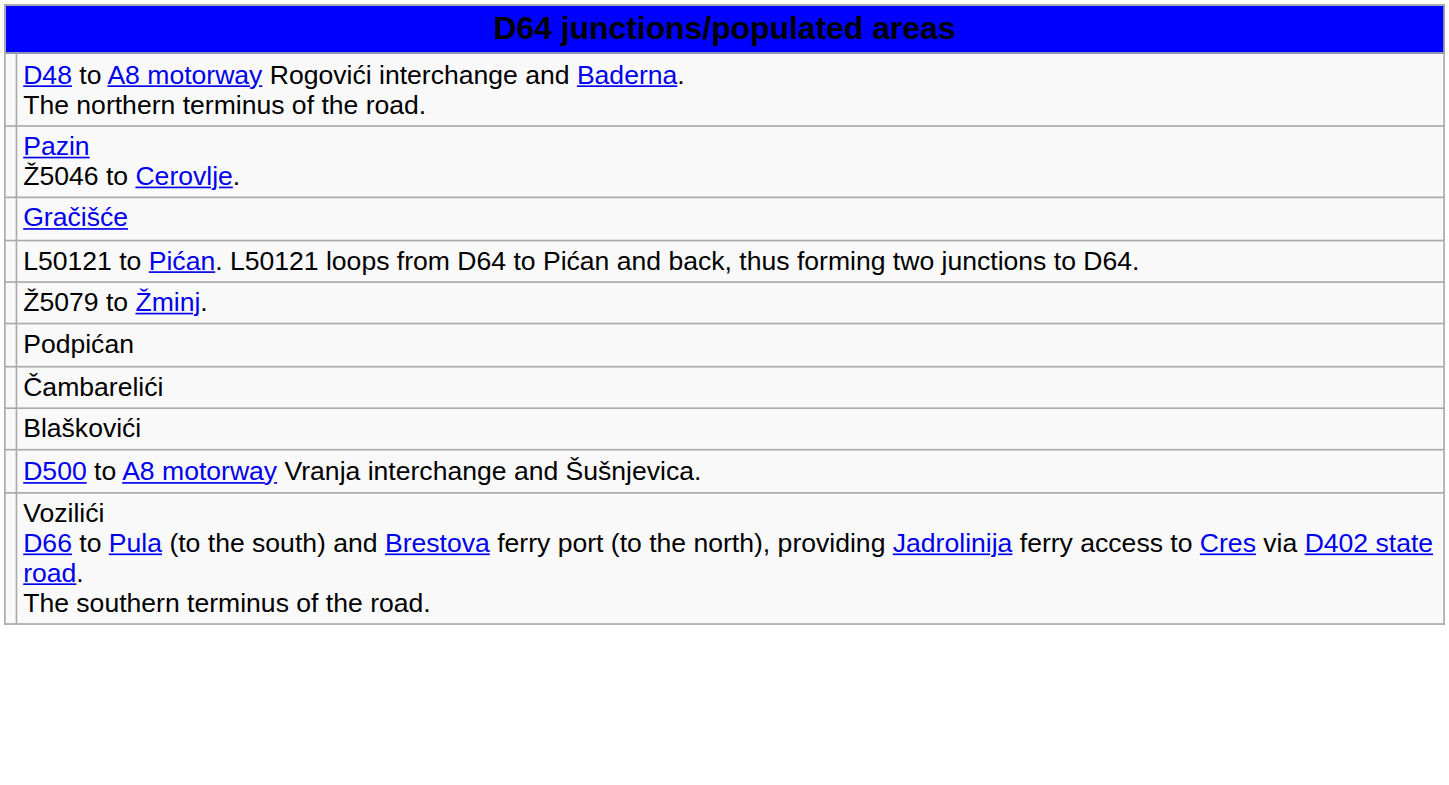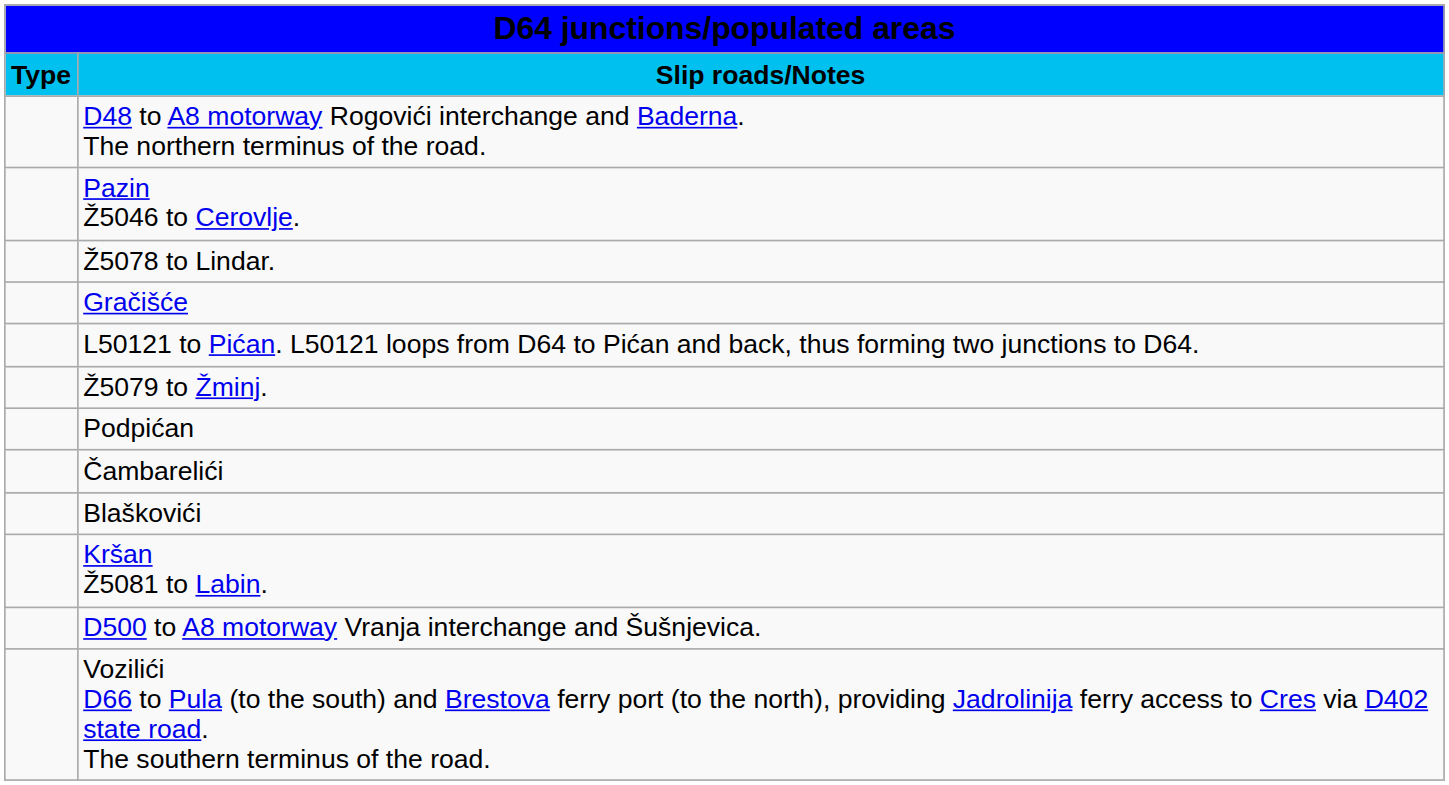+ row: (761, 74)
+ row: (179, 260)
+ row: (176, 570)
